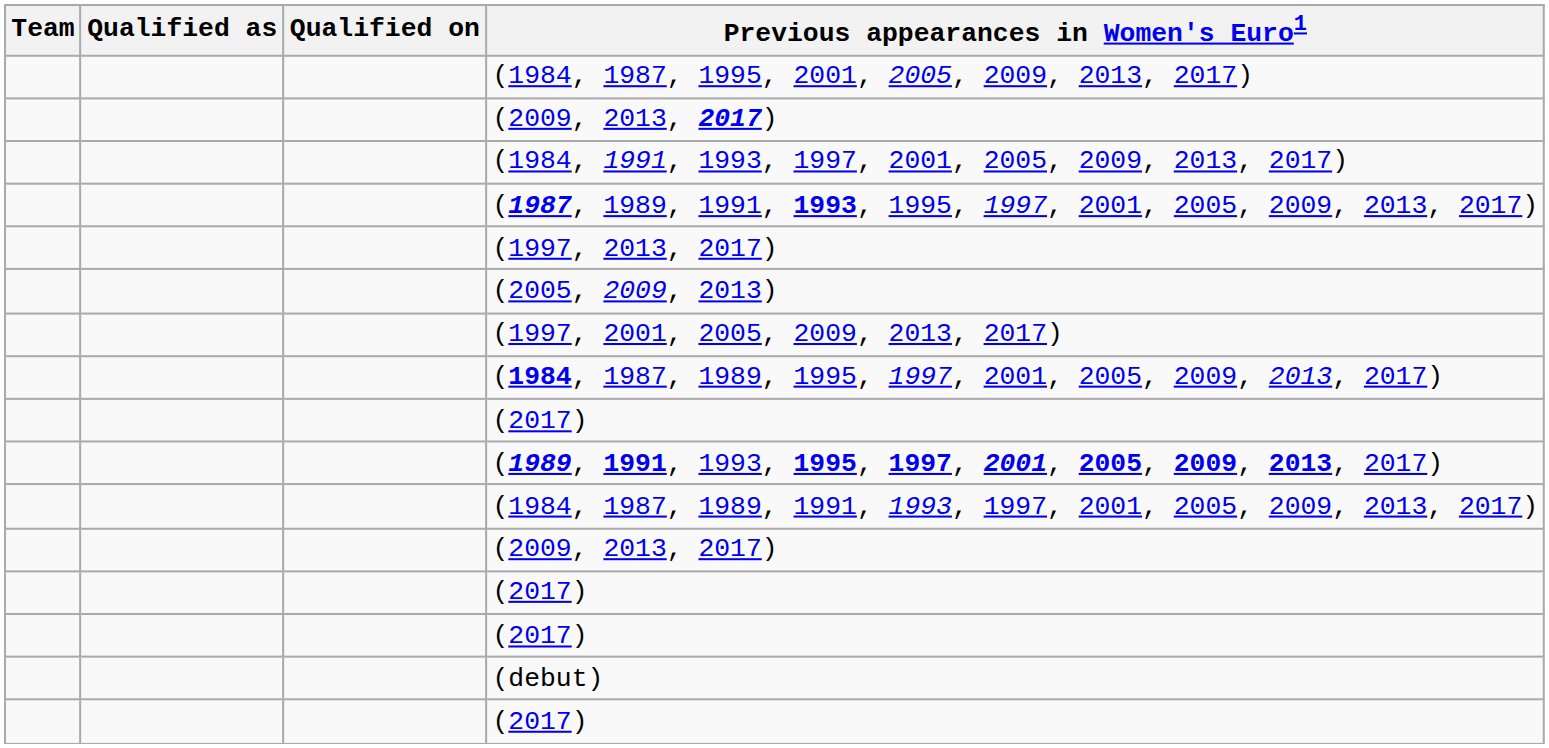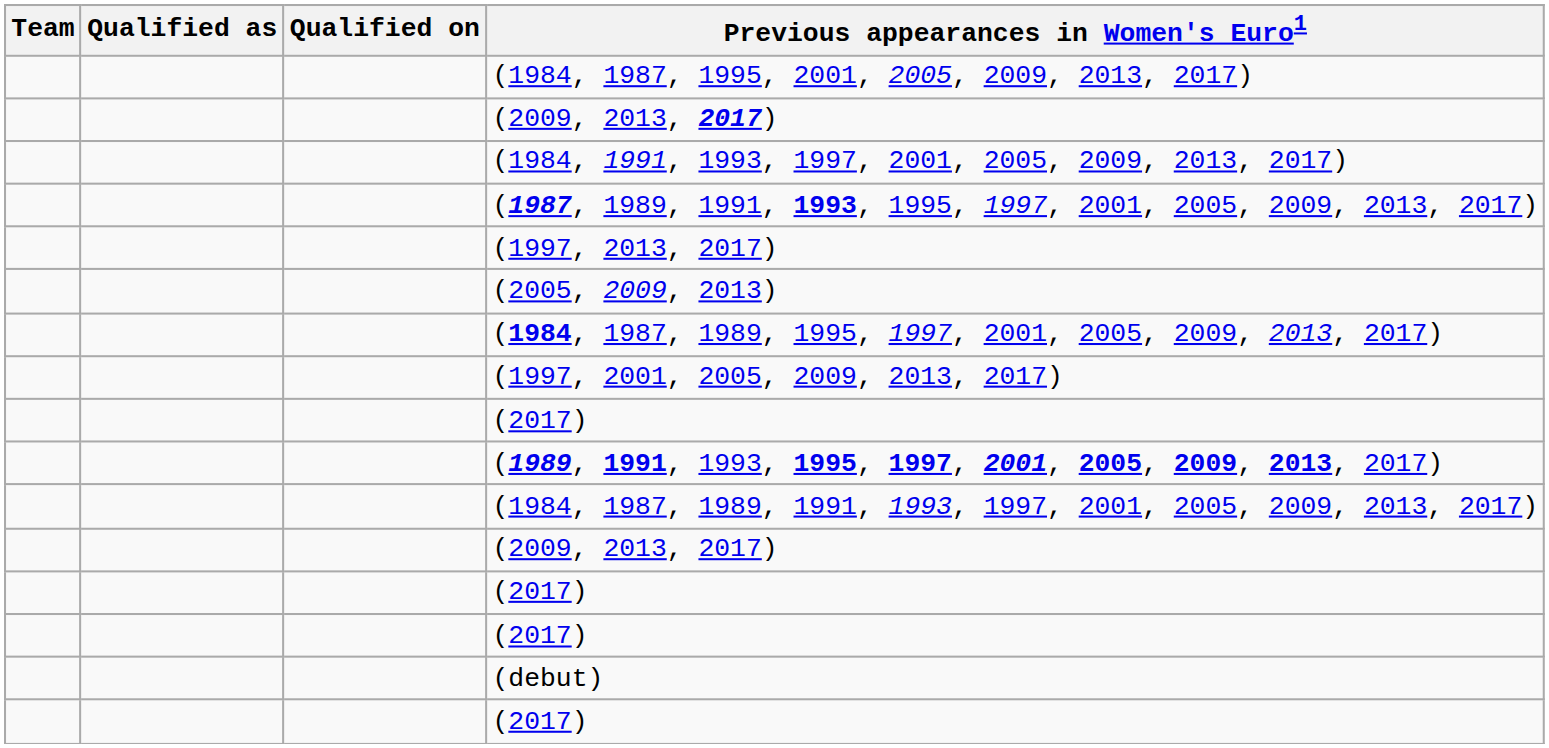rows swapped: (43, 377) <-> (43, 334)
